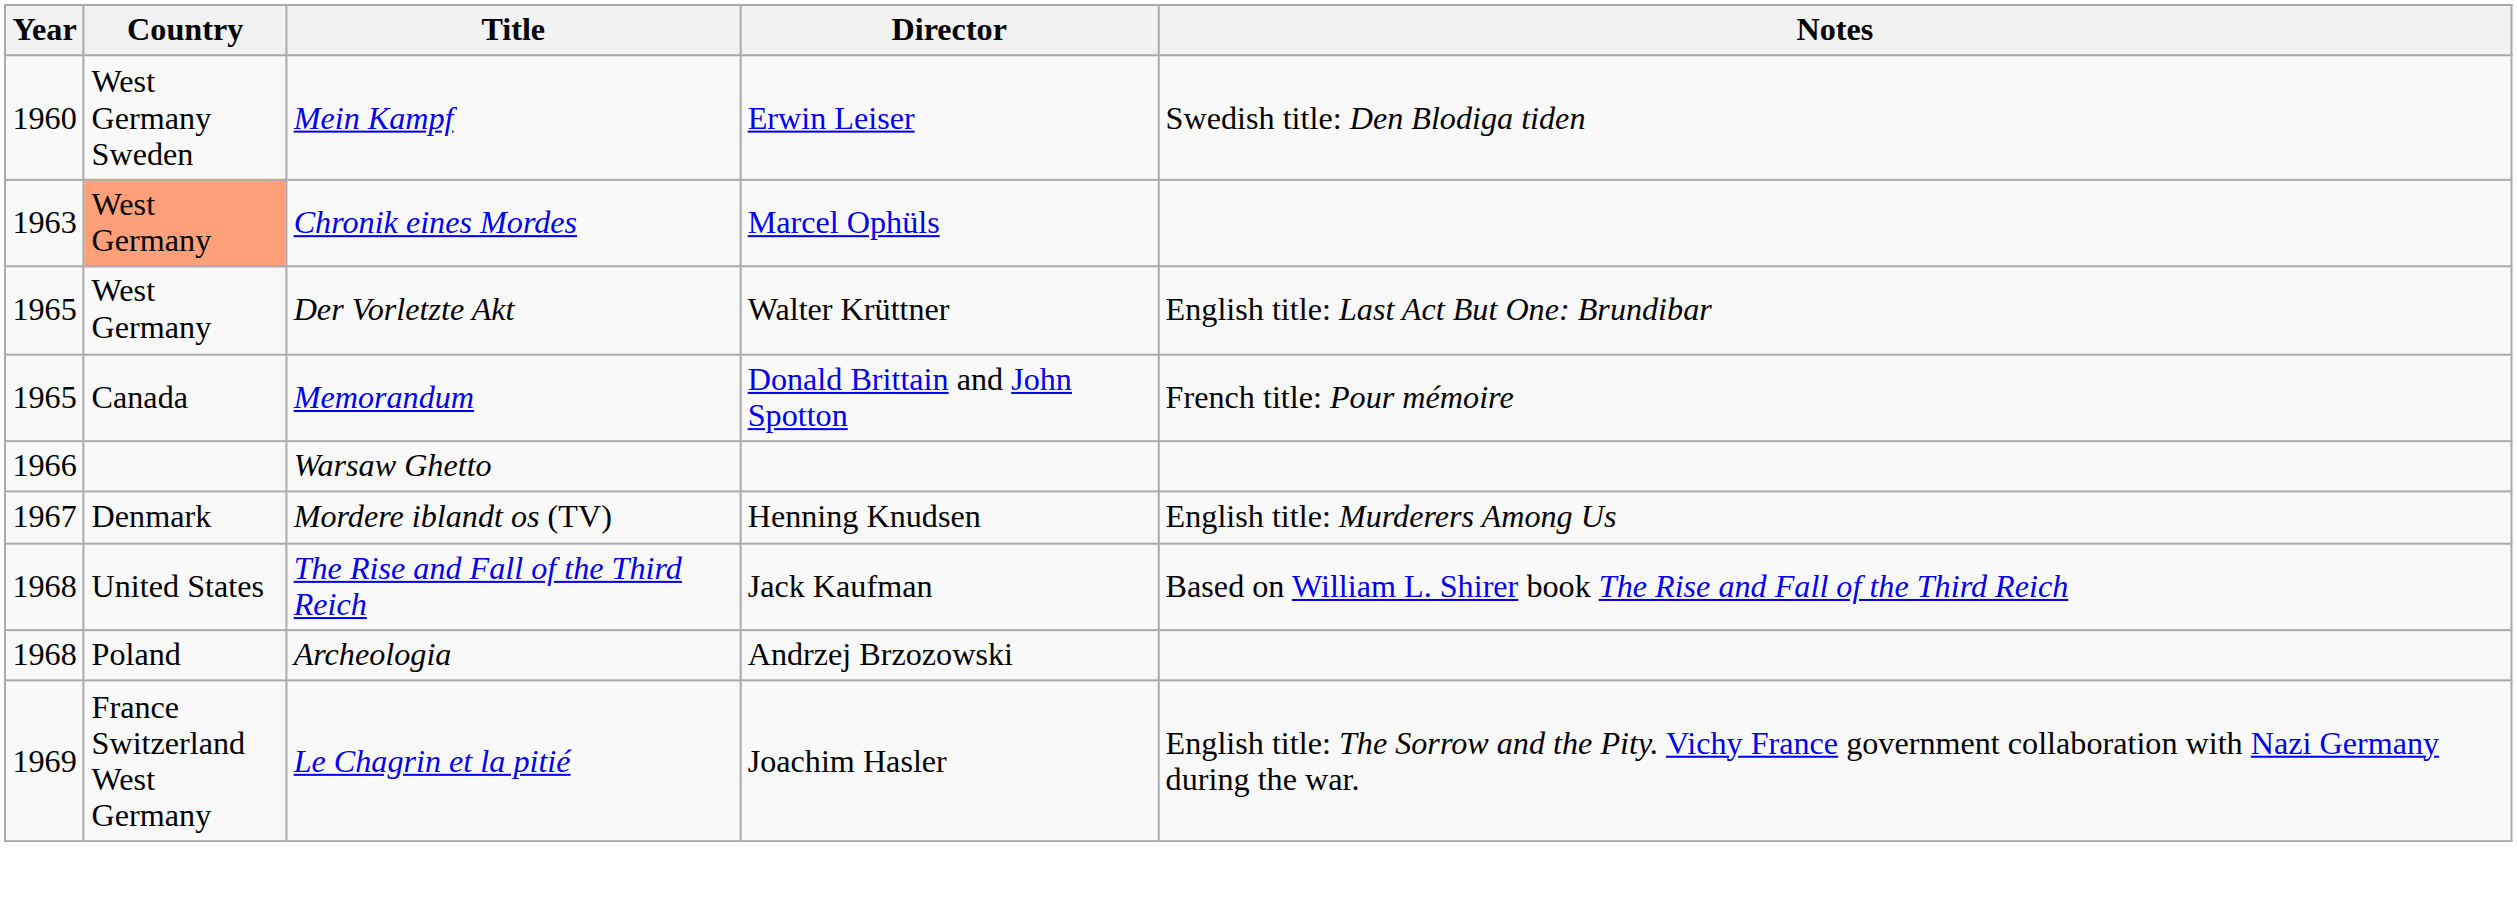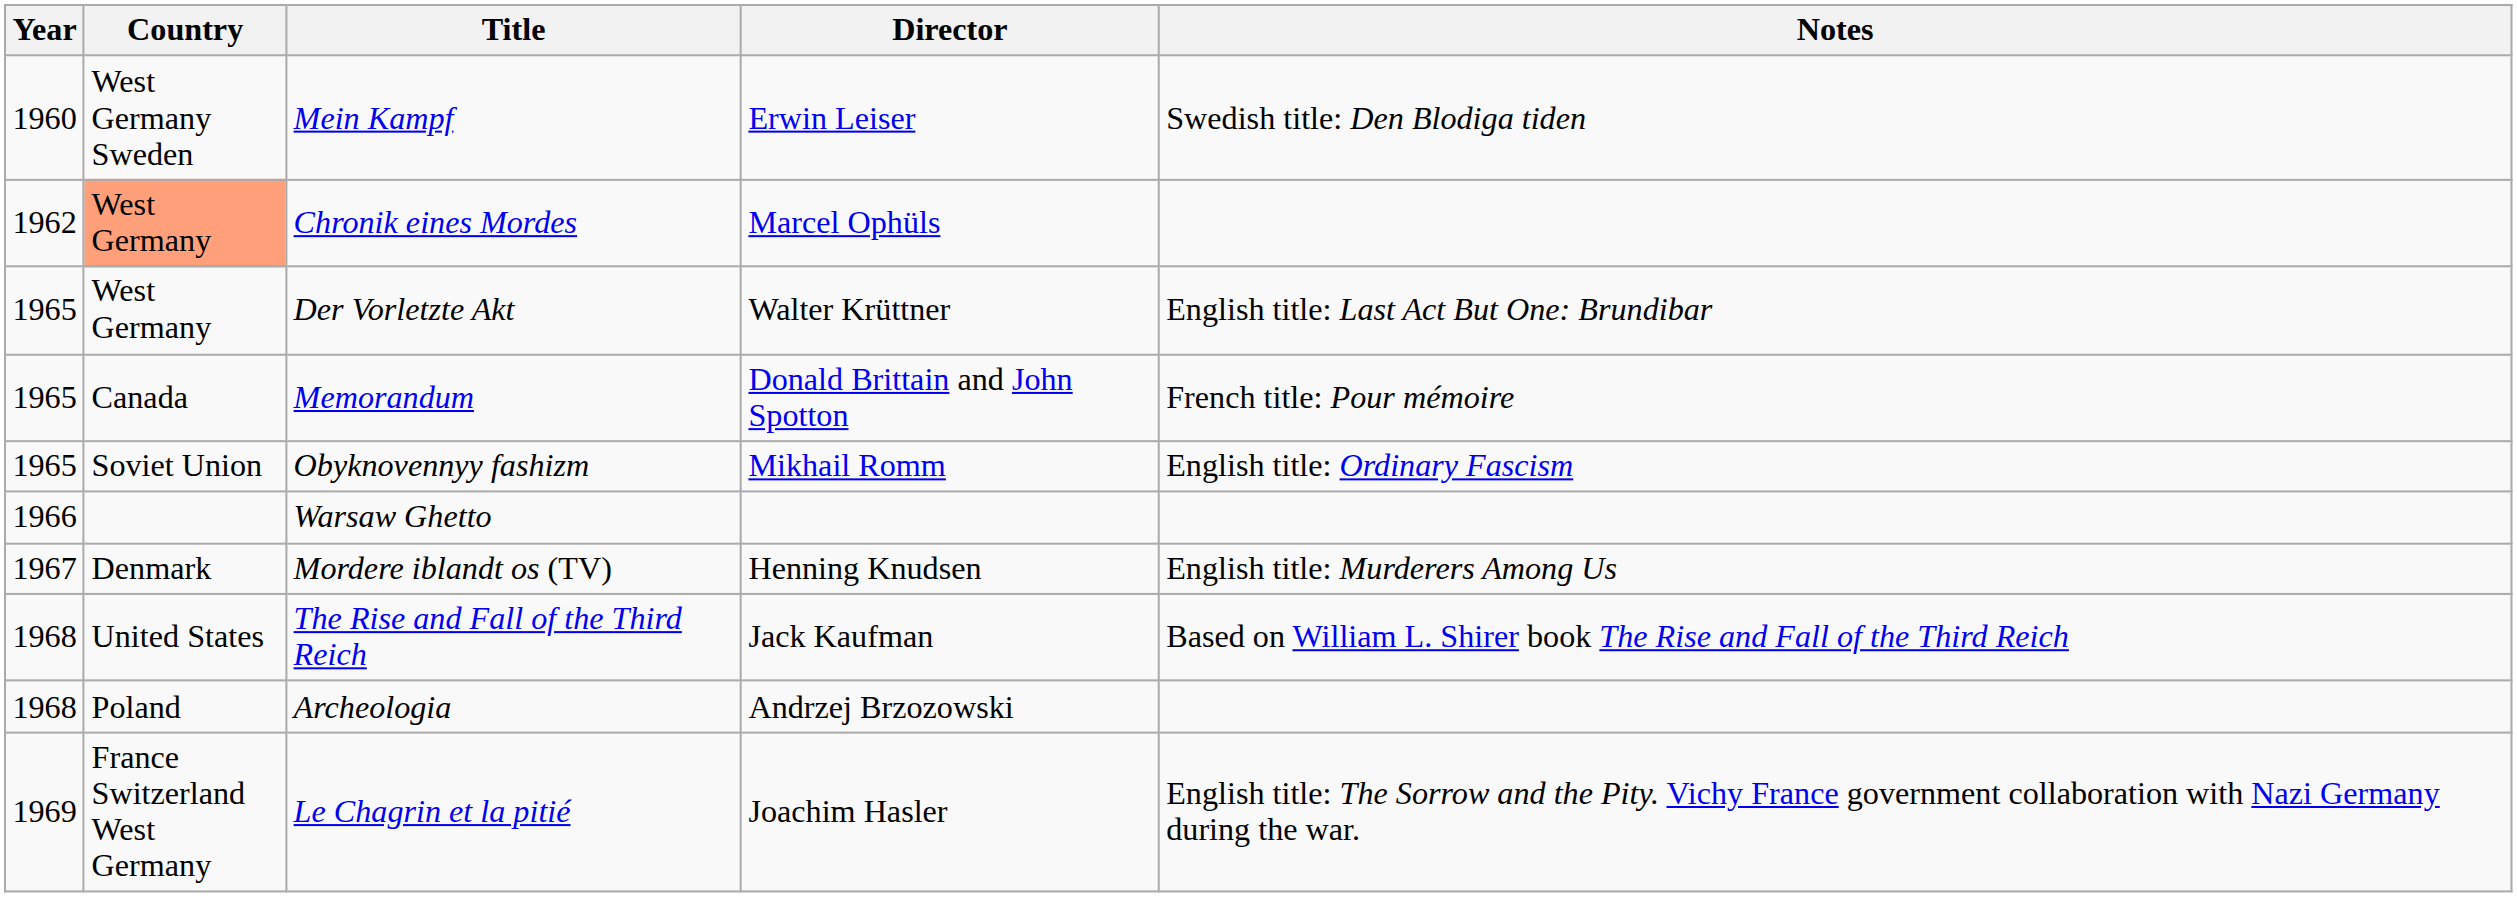(45, 222) 1963 -> (45, 222) 1962
+ row: (441, 465)
